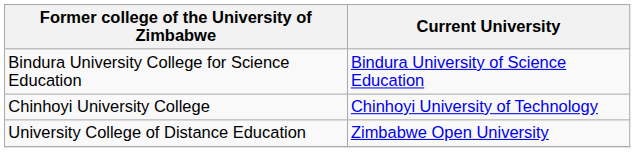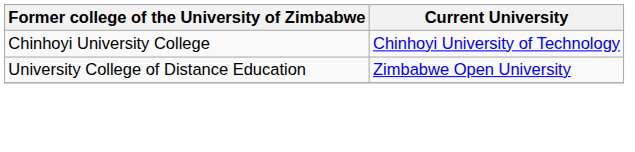- row: (149, 71)
